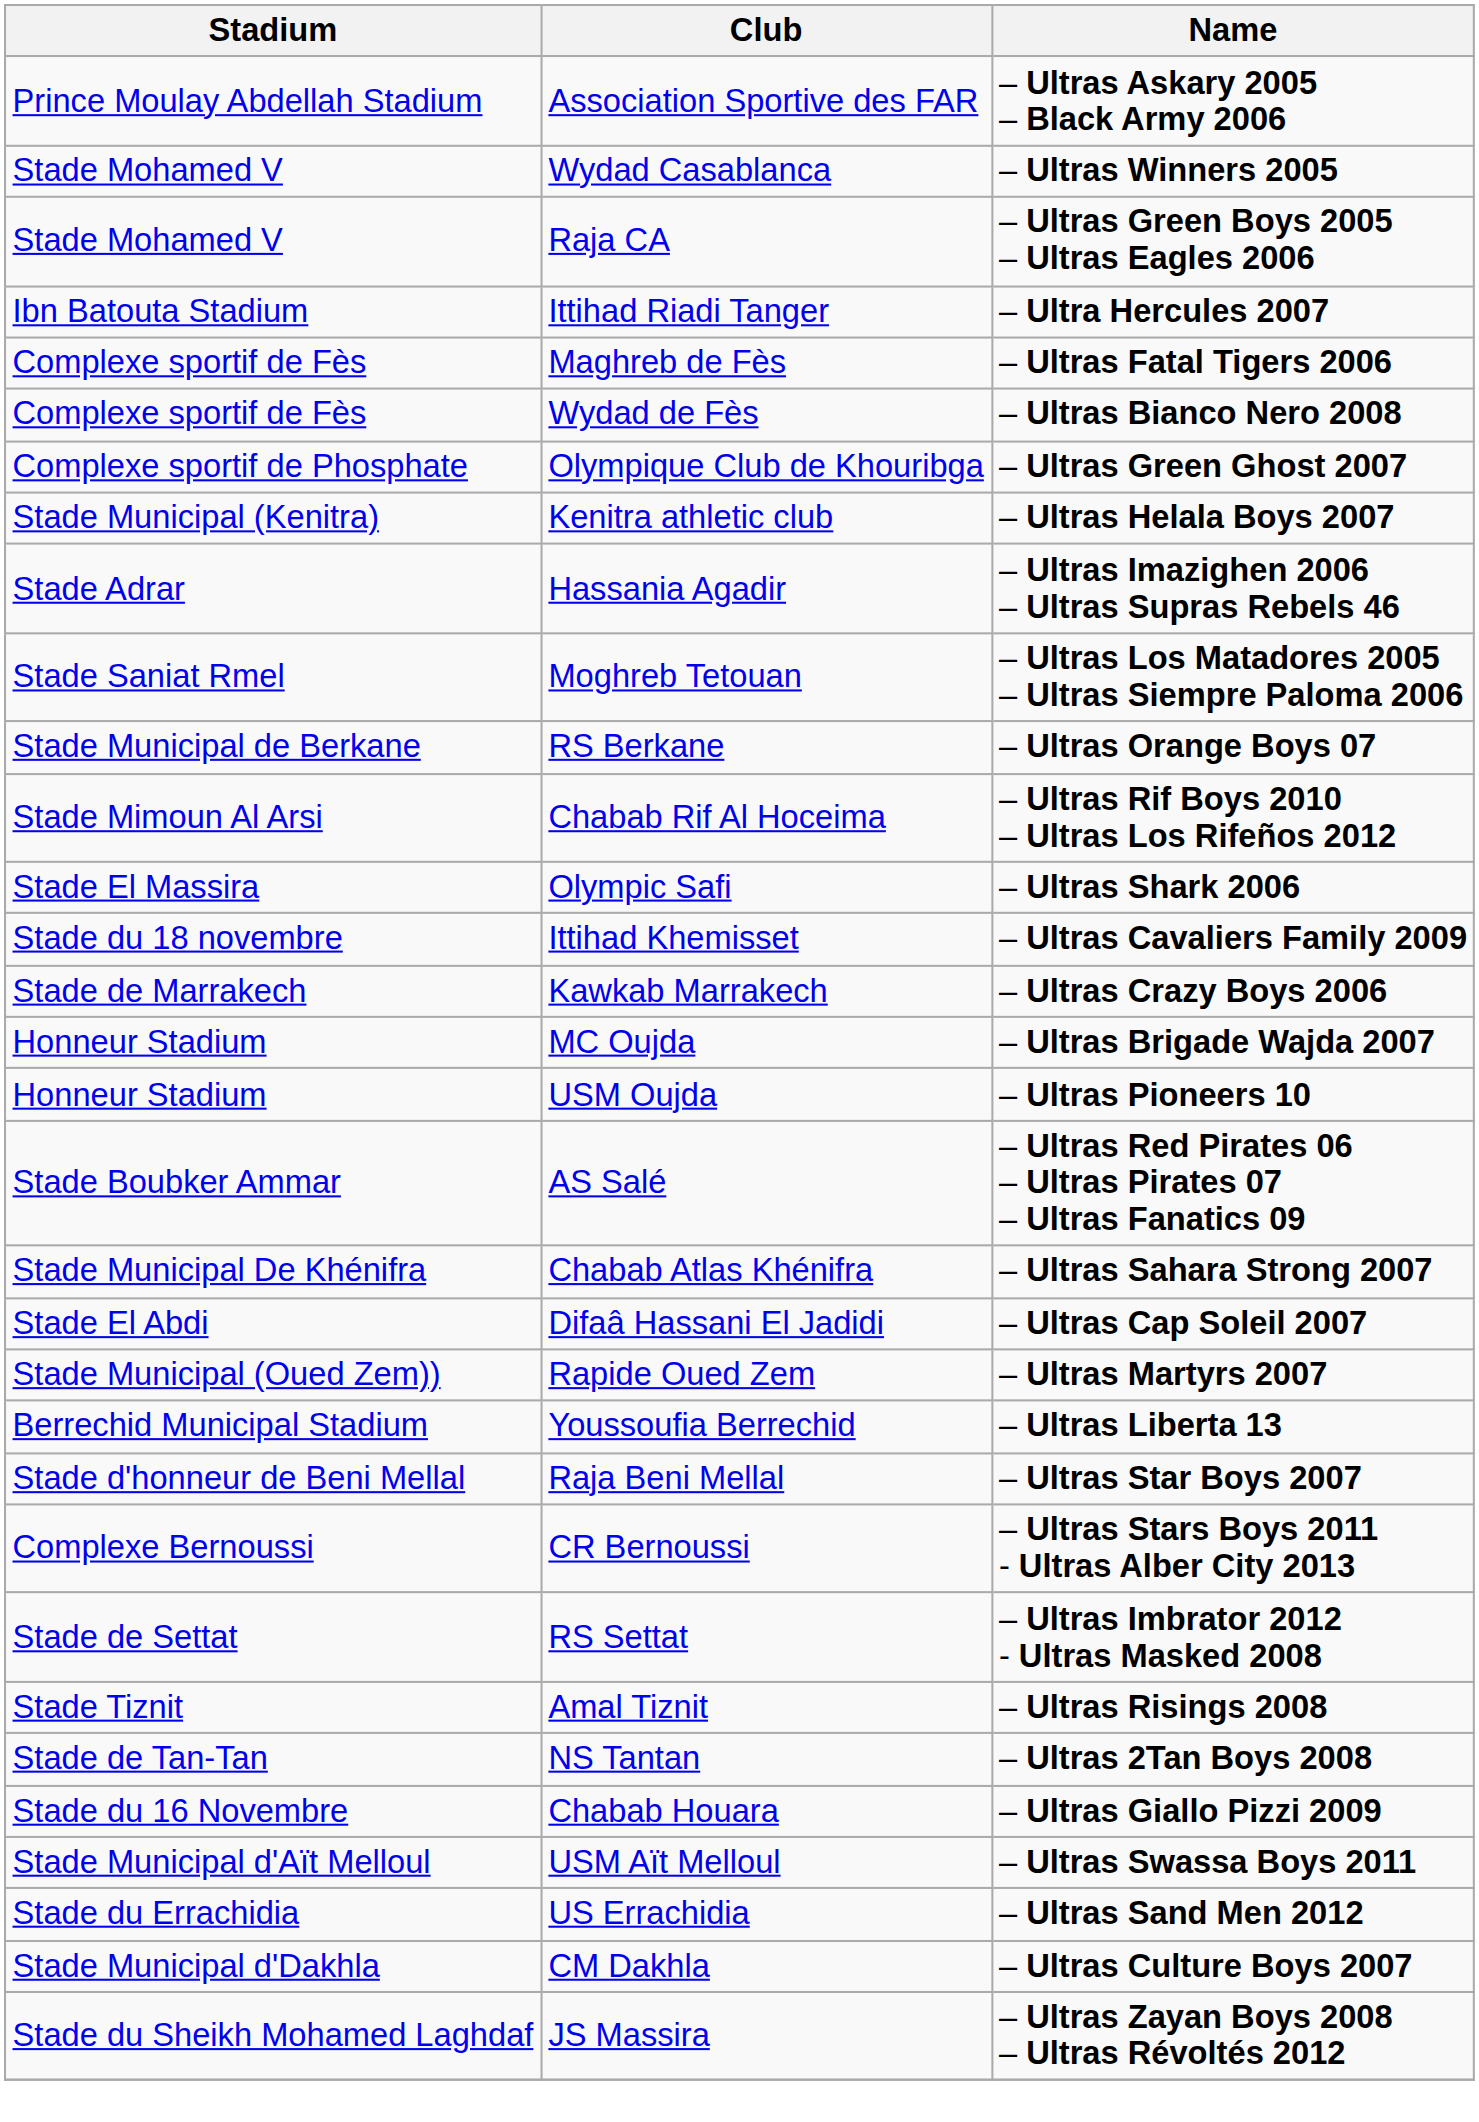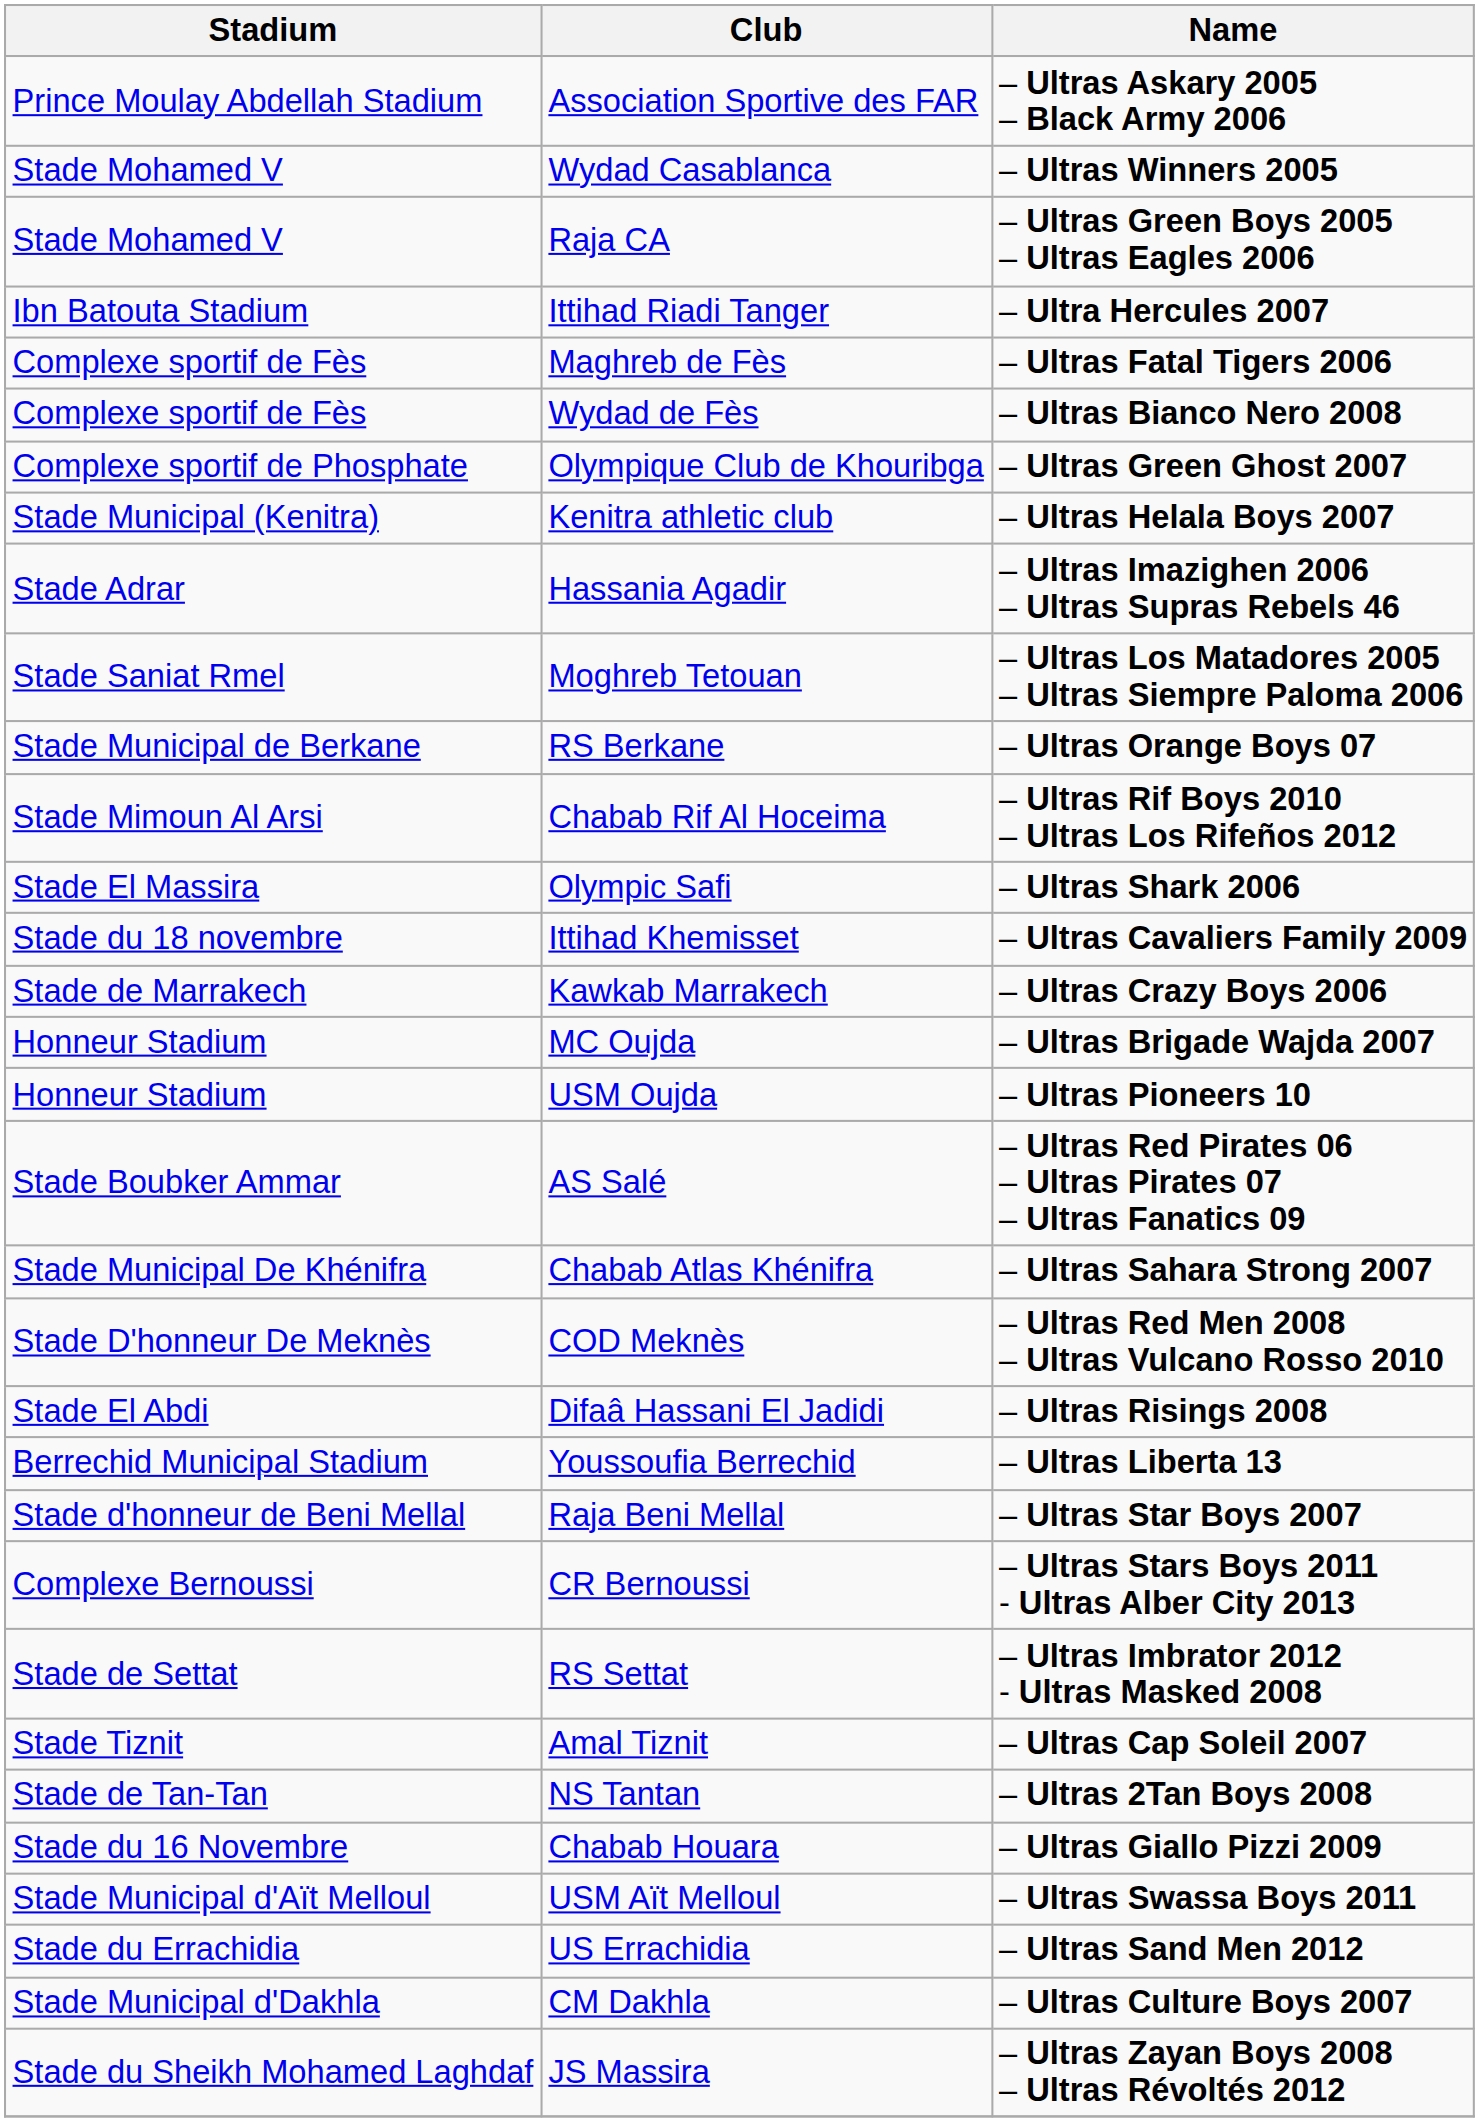+ row: (646, 1341)
(1183, 1322) – Ultras Cap Soleil 2007 -> (1163, 1411) – Ultras Risings 2008
- row: (682, 1374)
(1163, 1706) – Ultras Risings 2008 -> (1183, 1743) – Ultras Cap Soleil 2007
